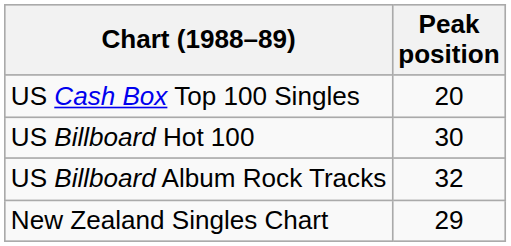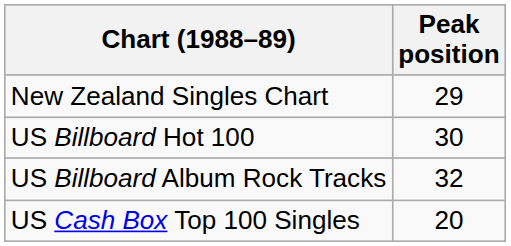rows swapped: (170, 219) <-> (185, 95)
